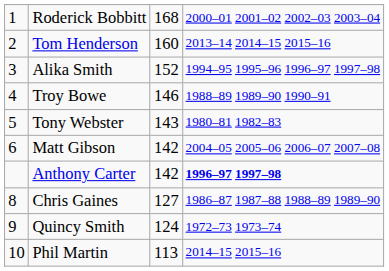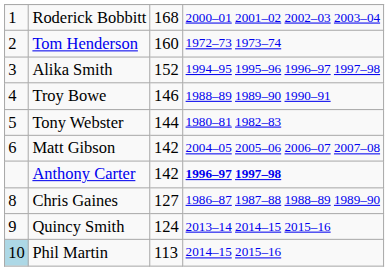(258, 43) 2013–14 2014–15 2015–16 -> (233, 43) 1972–73 1973–74
(166, 122) 143 -> (166, 122) 144
(233, 226) 1972–73 1973–74 -> (258, 226) 2013–14 2014–15 2015–16
(17, 252) no background -> (17, 252) lightblue background
